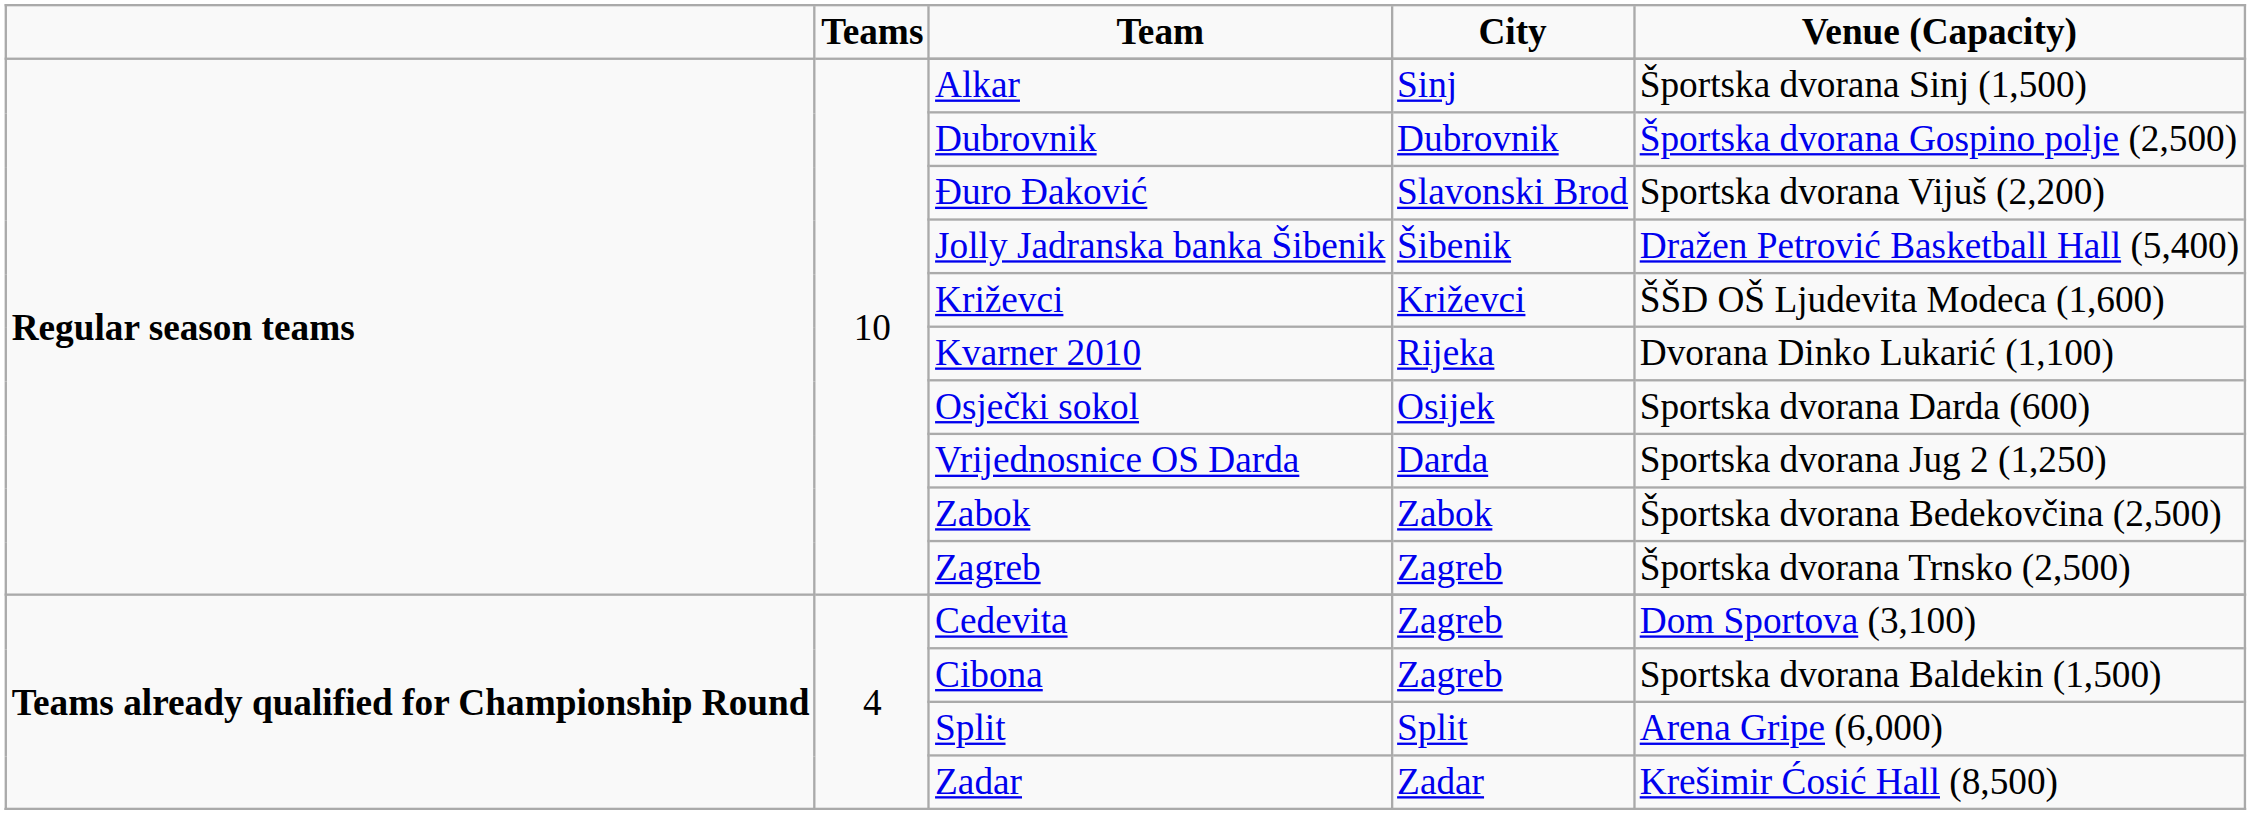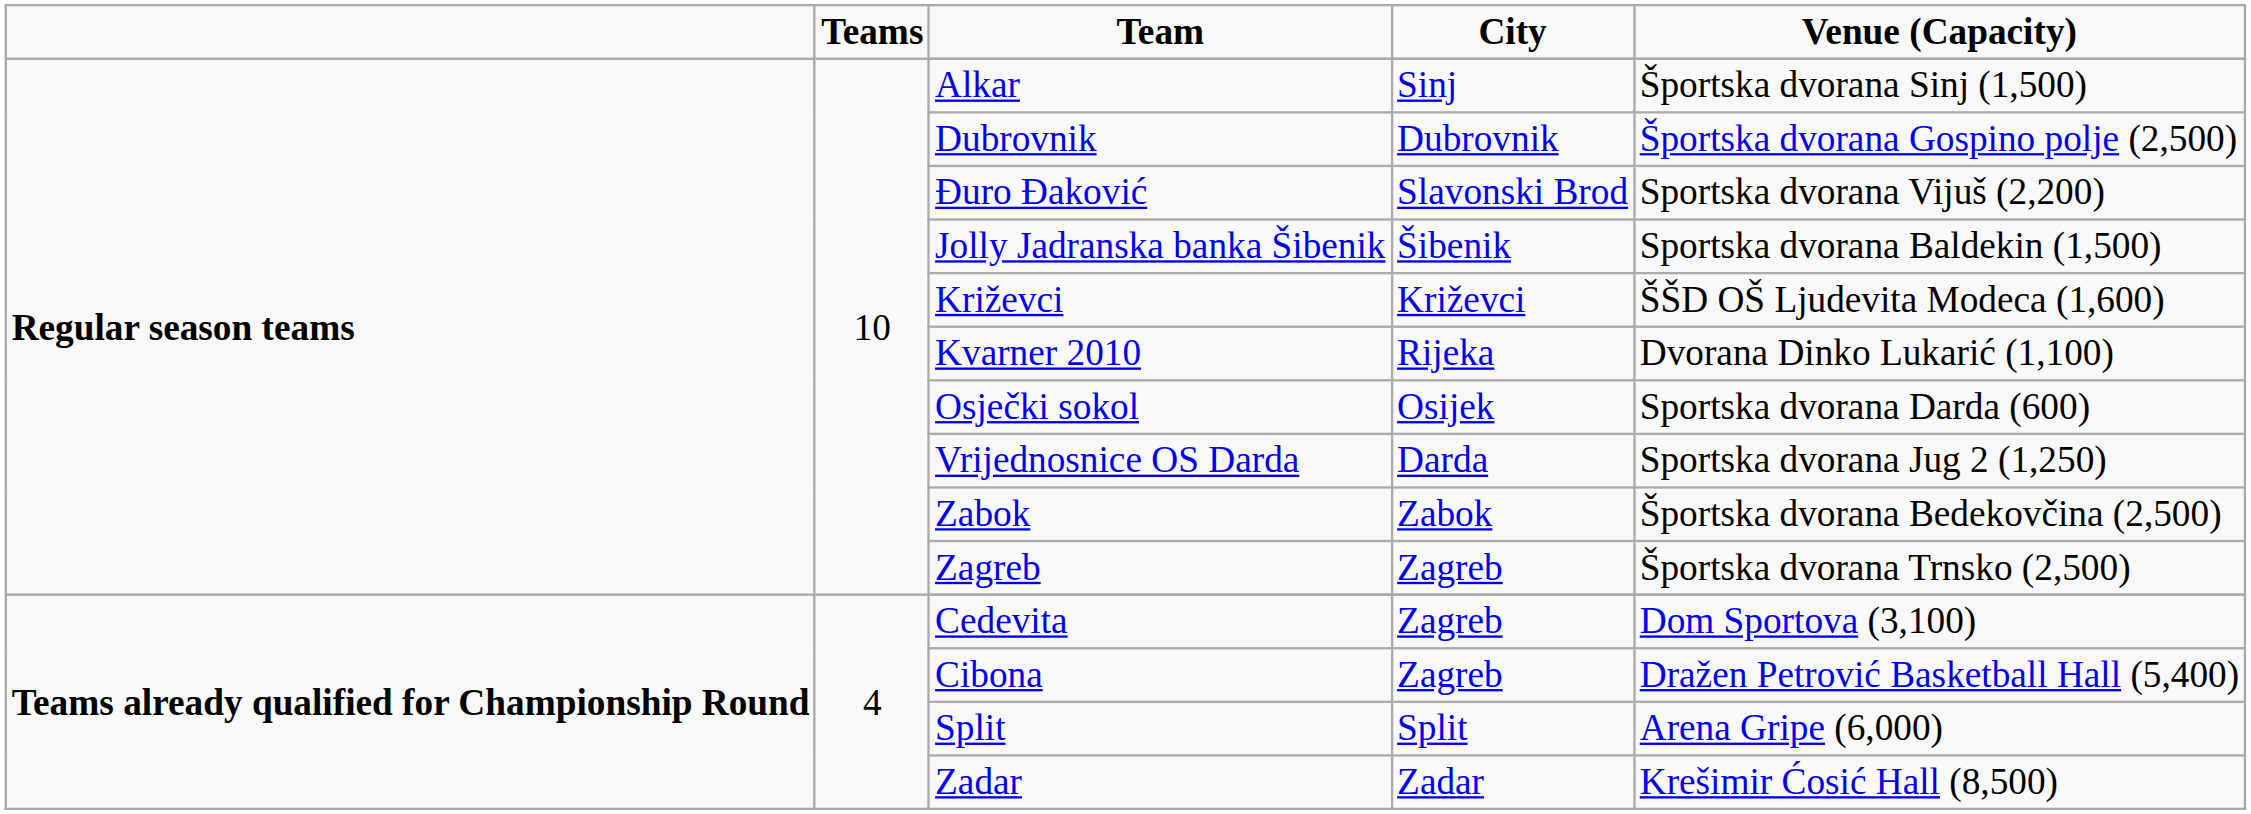(1939, 245) Dražen Petrović Basketball Hall (5,400) -> (1901, 245) Sportska dvorana Baldekin (1,500)
(1901, 674) Sportska dvorana Baldekin (1,500) -> (1939, 674) Dražen Petrović Basketball Hall (5,400)
